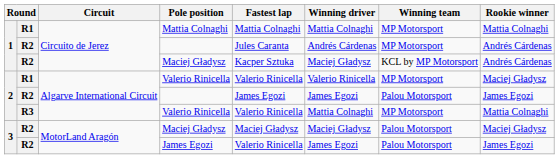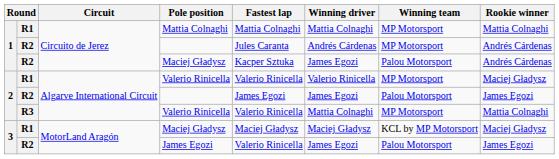(339, 62) Maciej Gładysz -> (333, 62) James Egozi
(430, 62) KCL by MP Motorsport -> (417, 62) Palou Motorsport
(27, 128) R2 -> (27, 128) R1
(417, 128) Palou Motorsport -> (430, 128) KCL by MP Motorsport
